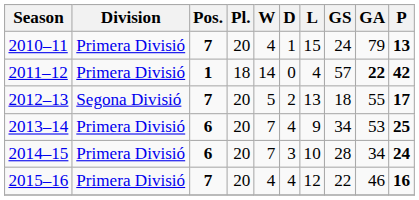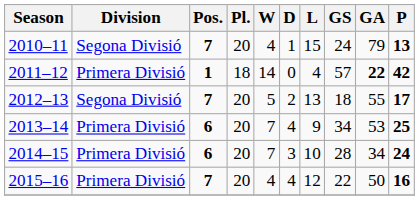(131, 45) Primera Divisió -> (129, 45) Segona Divisió
(376, 180) 46 -> (376, 180) 50
